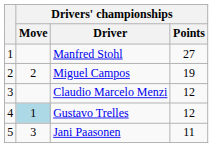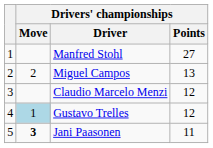(189, 73) 19 -> (189, 73) 13
(33, 132) normal -> (33, 132) bold
